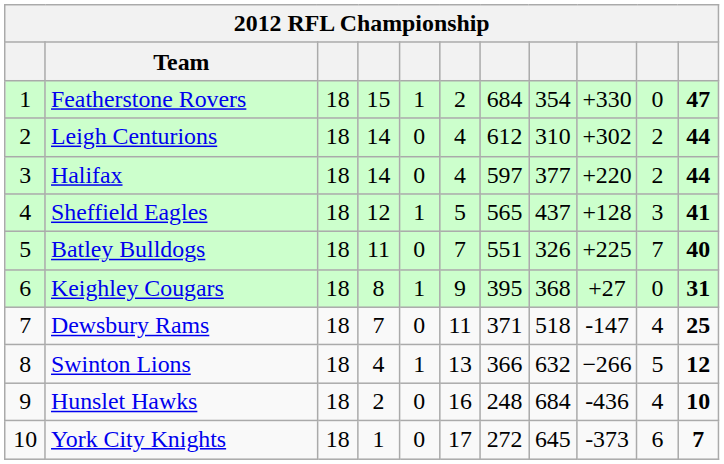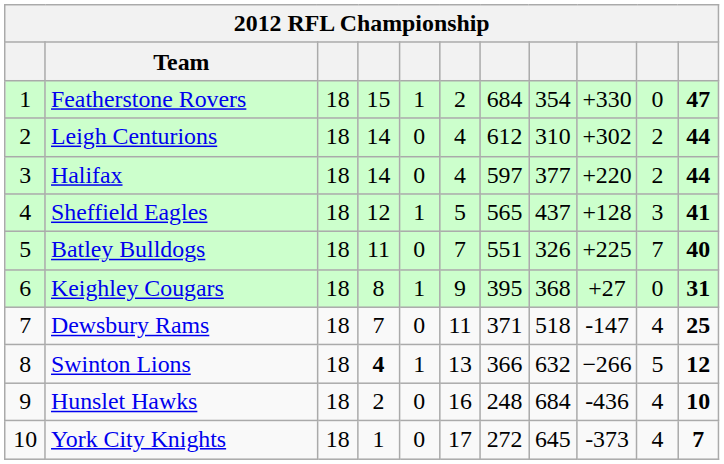(378, 363) normal -> (378, 363) bold
(658, 439) 6 -> (658, 439) 4
